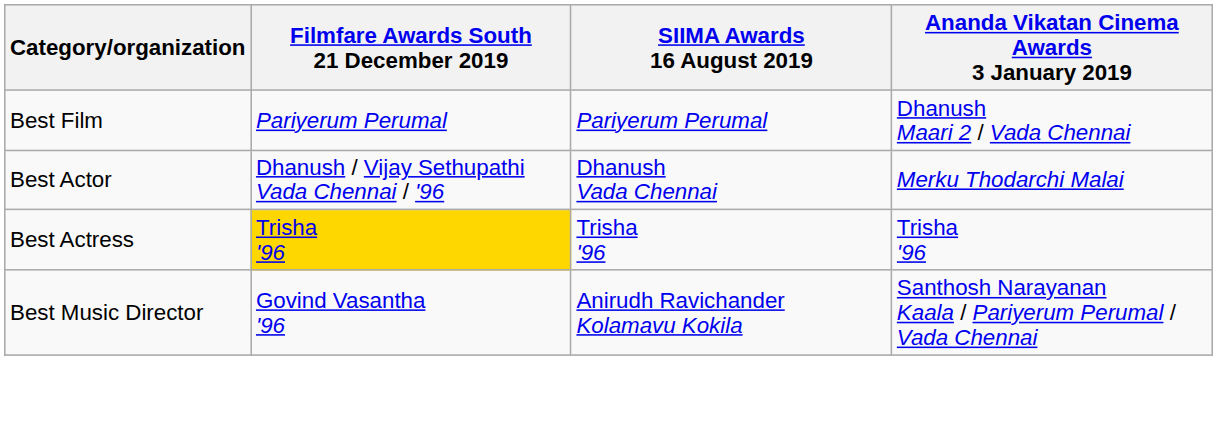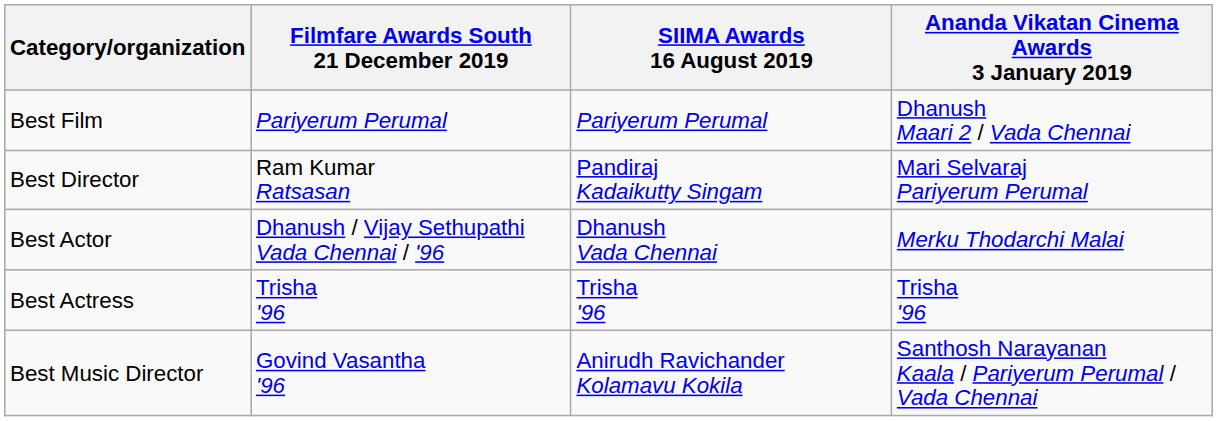+ row: (74, 180)
(287, 240) gold background -> (287, 300) no background
